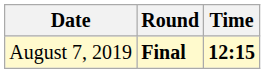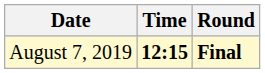columns swapped: (232, 20) <-> (170, 20)
